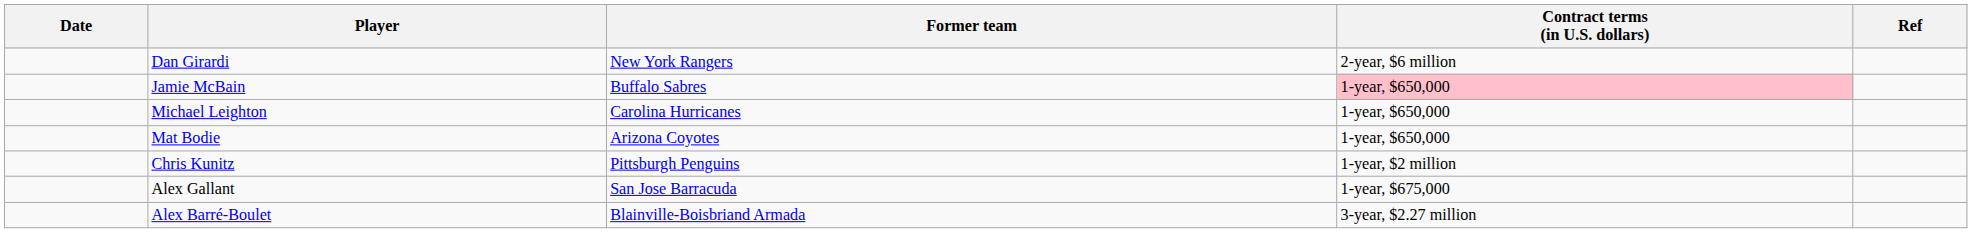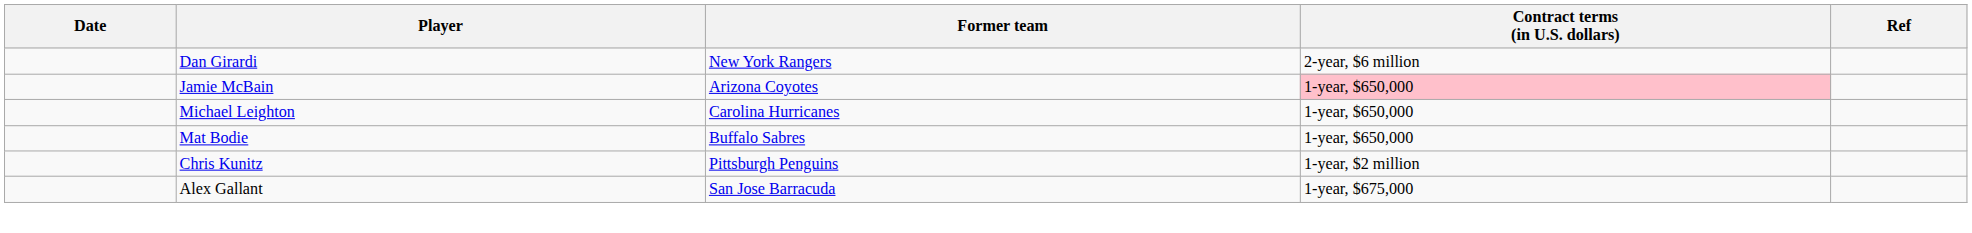(658, 86) Buffalo Sabres -> (763, 86) Arizona Coyotes
(665, 138) Arizona Coyotes -> (757, 138) Buffalo Sabres
- row: (211, 214)
